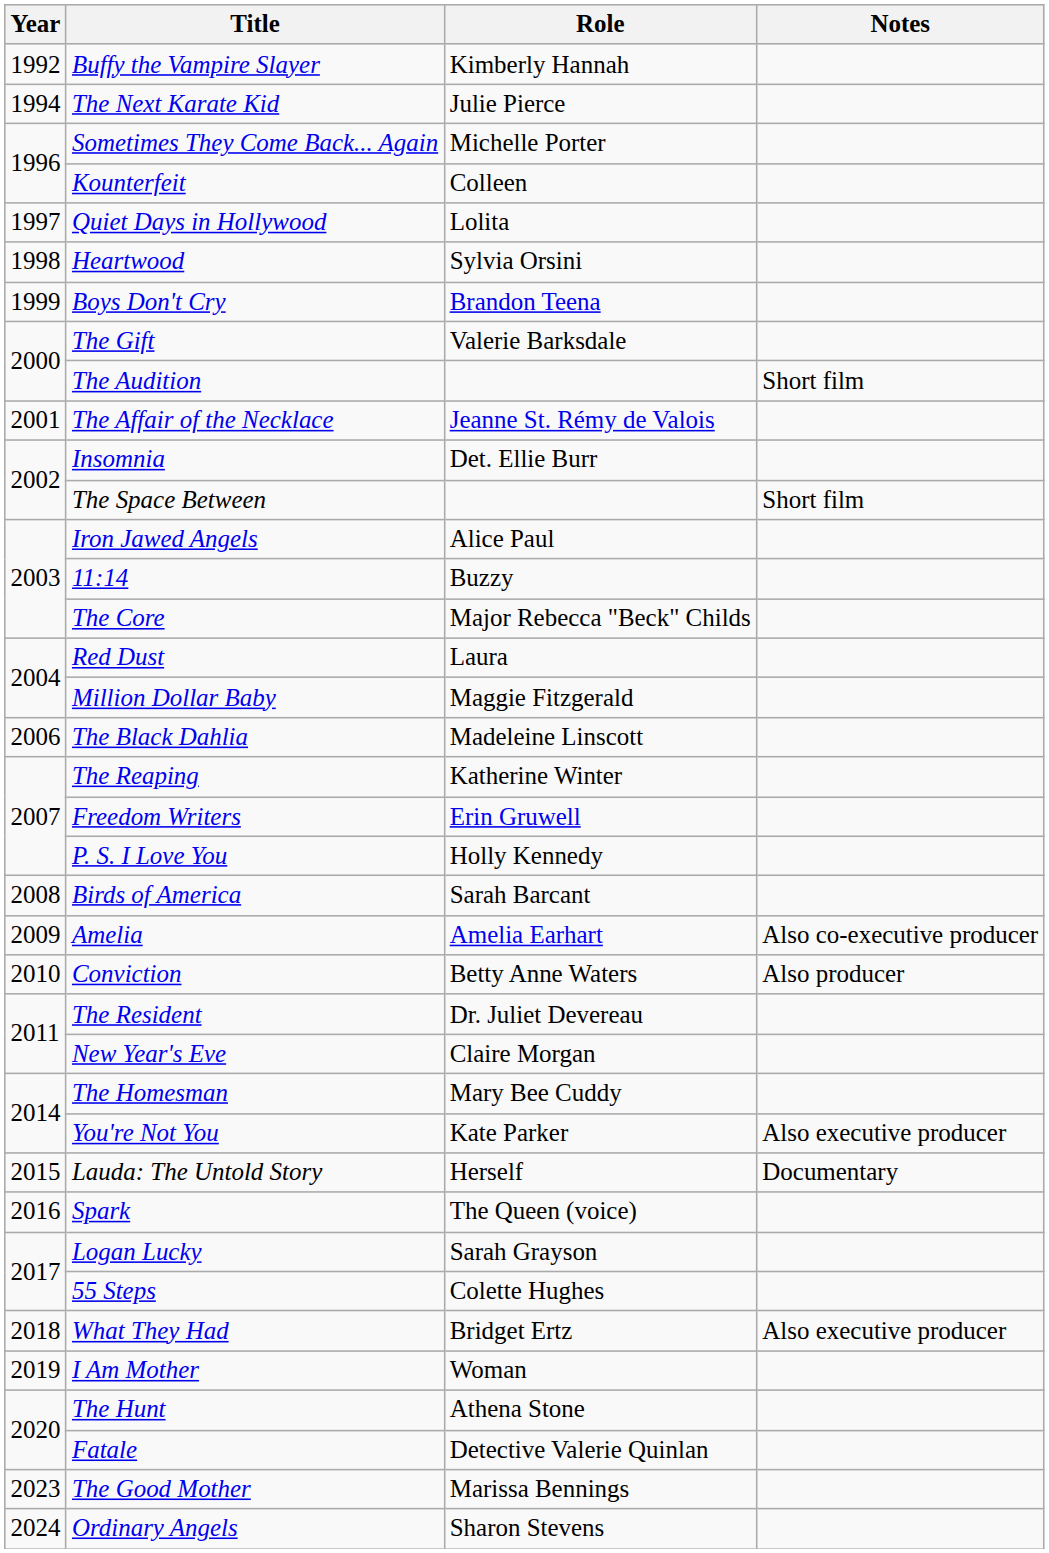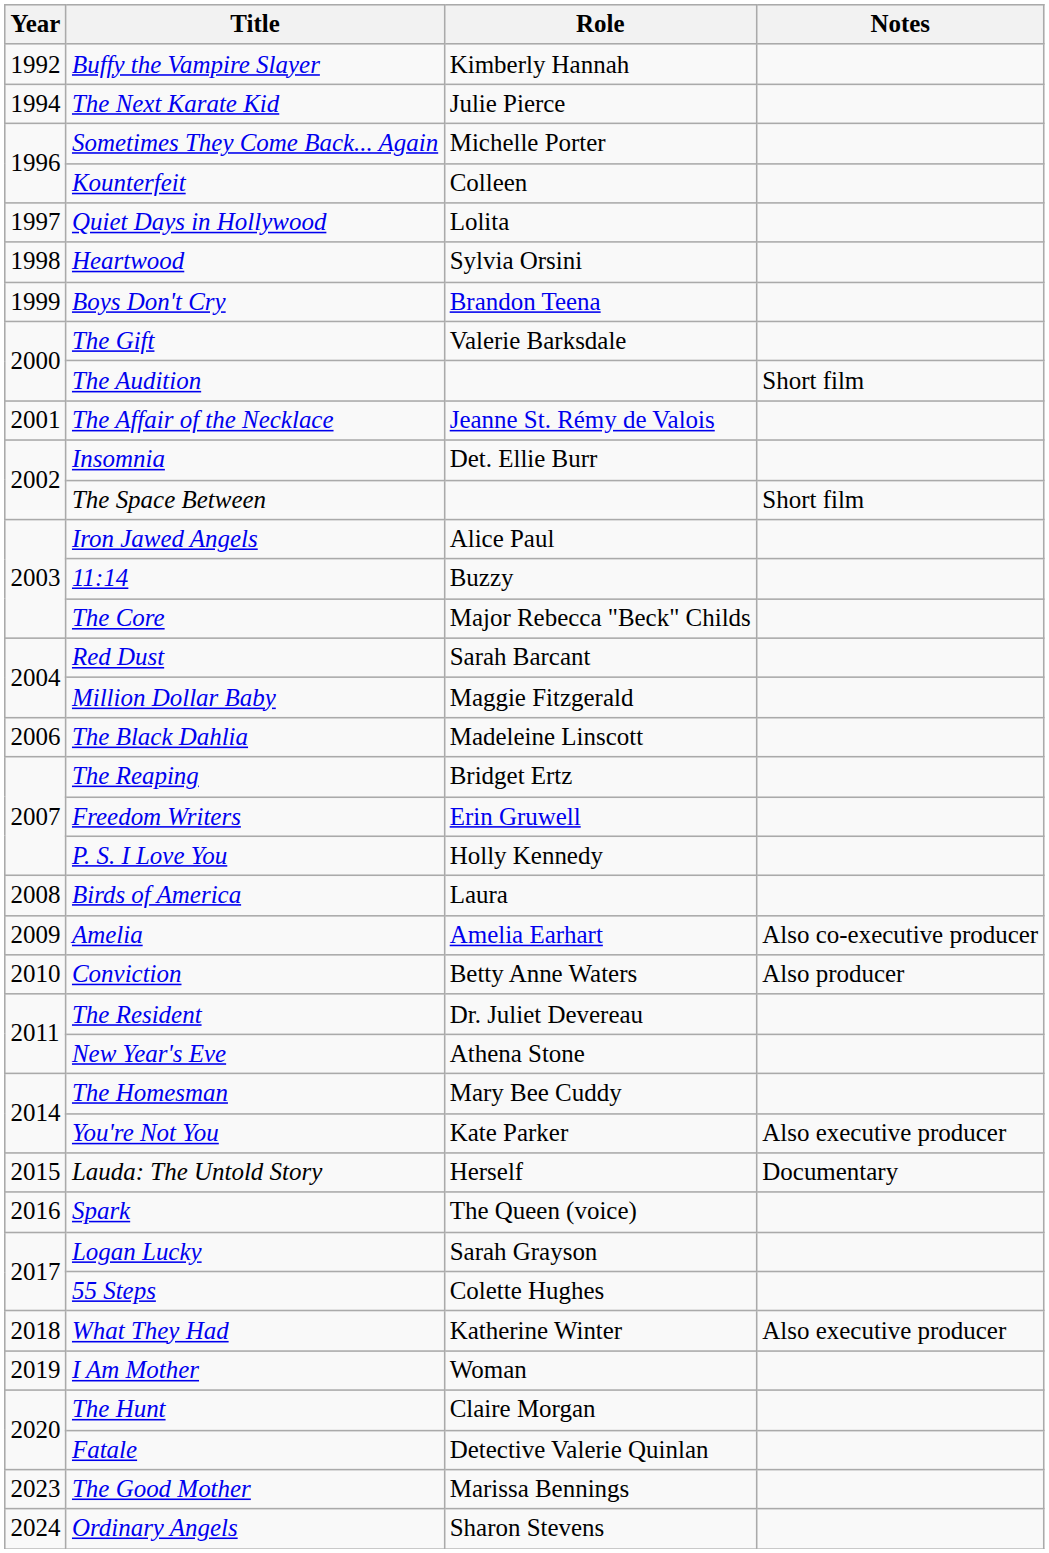(479, 657) Laura -> (520, 657) Sarah Barcant
(536, 776) Katherine Winter -> (511, 776) Bridget Ertz
(520, 895) Sarah Barcant -> (479, 895) Laura
(523, 1053) Claire Morgan -> (517, 1053) Athena Stone
(511, 1330) Bridget Ertz -> (536, 1330) Katherine Winter
(517, 1409) Athena Stone -> (523, 1409) Claire Morgan
